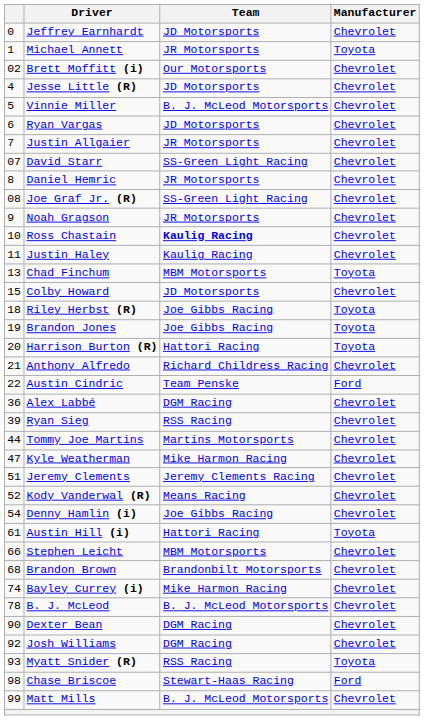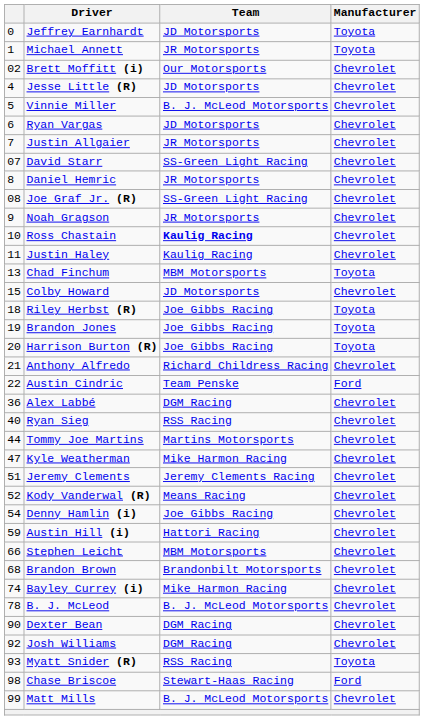(365, 33) Chevrolet -> (355, 33) Toyota
(211, 348) Hattori Racing -> (218, 348) Joe Gibbs Racing
(14, 422) 39 -> (14, 422) 40
(14, 533) 61 -> (14, 533) 59
(355, 533) Toyota -> (365, 533) Chevrolet
